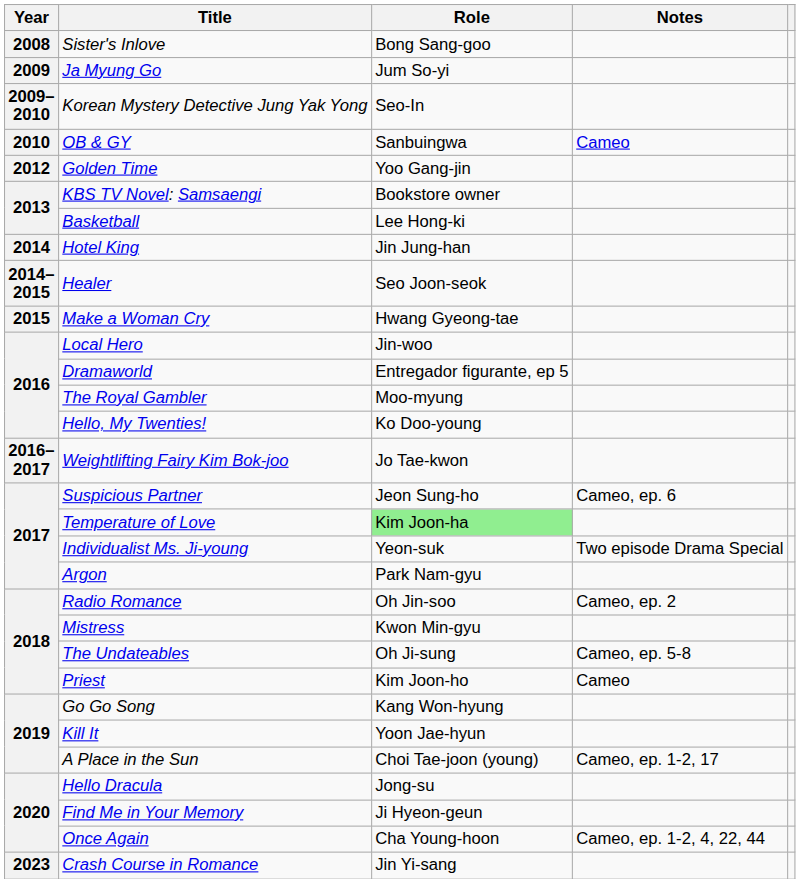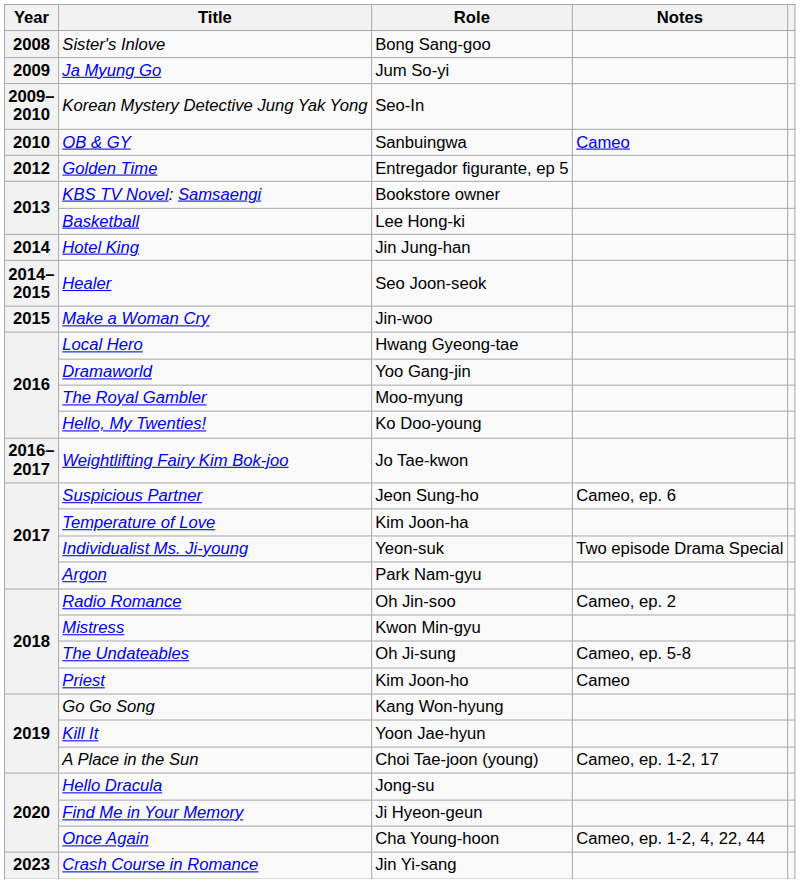(423, 168) Yoo Gang-jin -> (472, 168) Entregador figurante, ep 5
(447, 319) Hwang Gyeong-tae -> (404, 319) Jin-woo
(404, 345) Jin-woo -> (447, 345) Hwang Gyeong-tae
(472, 371) Entregador figurante, ep 5 -> (423, 371) Yoo Gang-jin
(422, 522) lightgreen background -> (422, 522) no background
